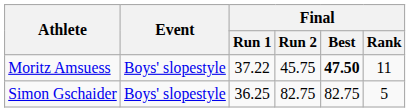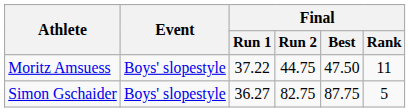(298, 68) 45.75 -> (298, 68) 44.75
(342, 68) bold -> (342, 68) normal
(252, 94) 36.25 -> (252, 94) 36.27
(342, 94) 82.75 -> (342, 94) 87.75
